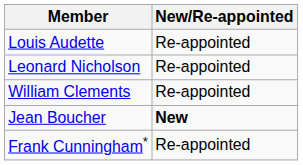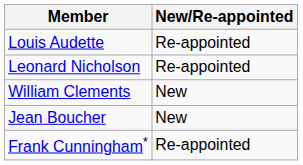(203, 92) Re-appointed -> (171, 92) New
(172, 117) bold -> (171, 117) normal
